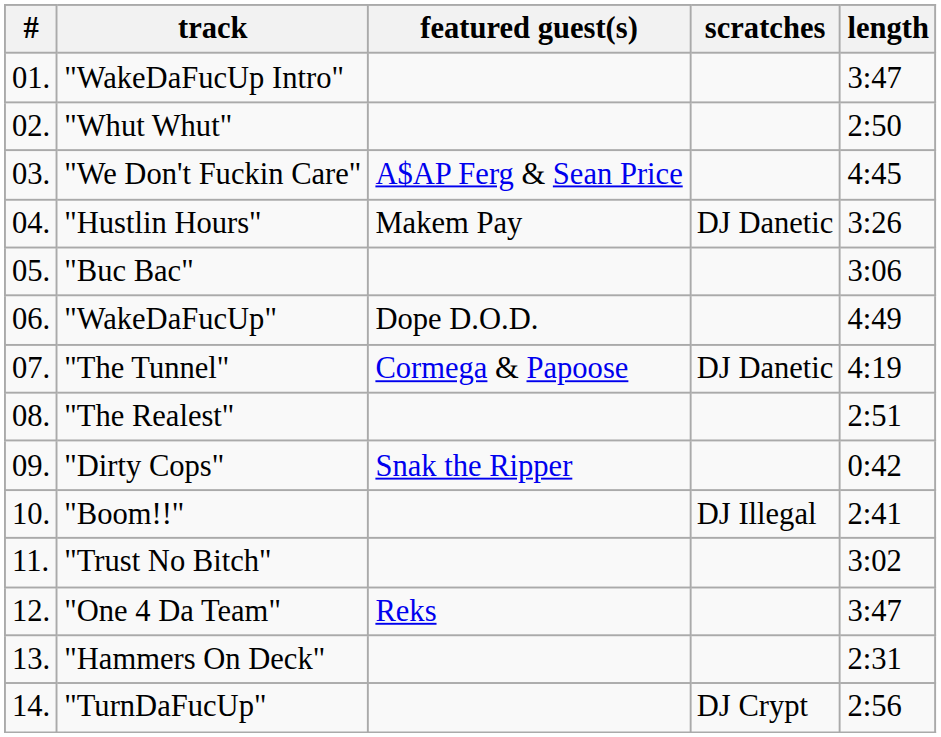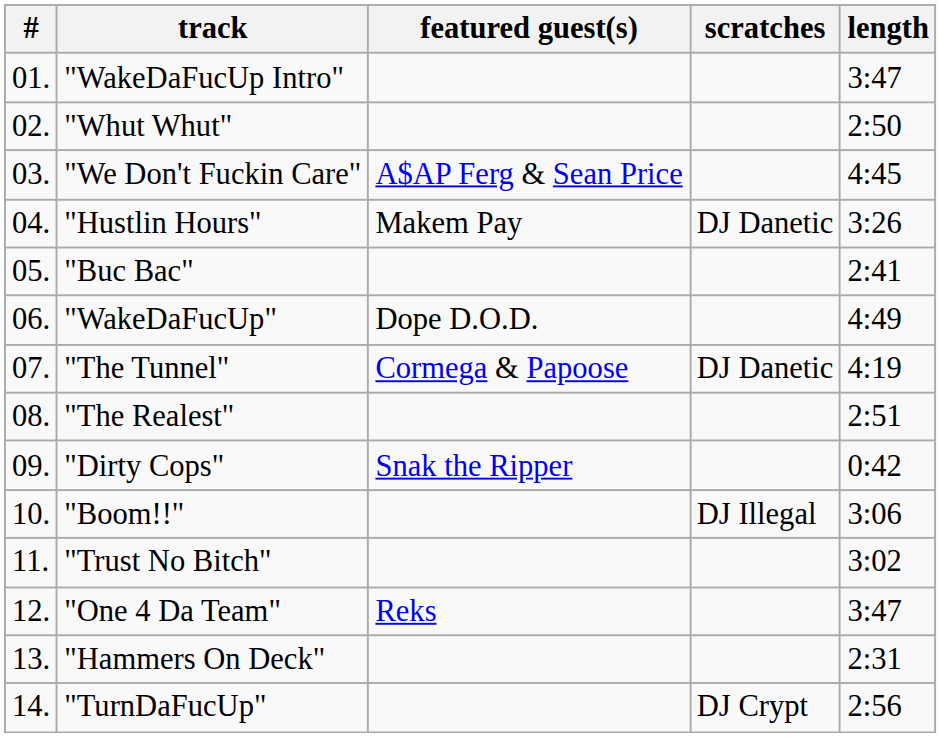(875, 271) 3:06 -> (875, 271) 2:41
(875, 513) 2:41 -> (875, 513) 3:06
